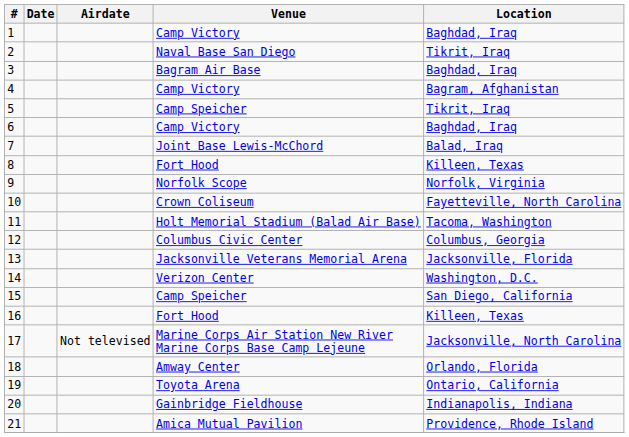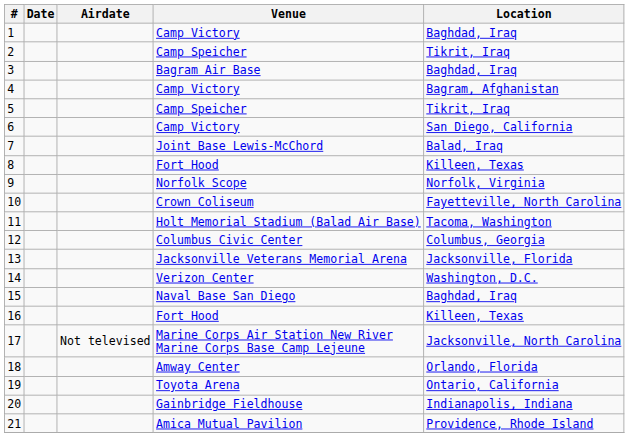(226, 52) Naval Base San Diego -> (201, 52) Camp Speicher
(472, 127) Baghdad, Iraq -> (499, 127) San Diego, California
(201, 297) Camp Speicher -> (226, 297) Naval Base San Diego
(499, 297) San Diego, California -> (472, 297) Baghdad, Iraq
